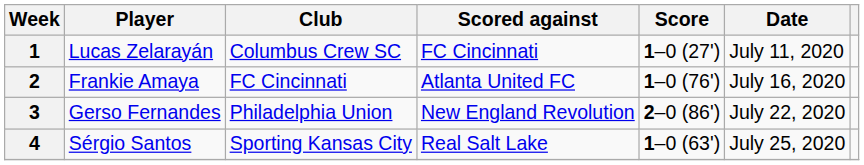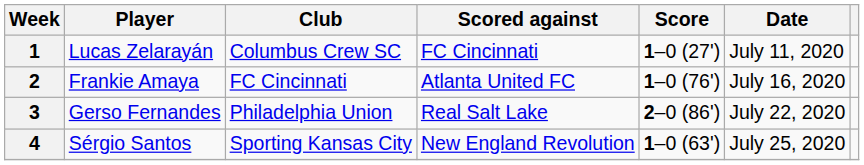(528, 112) New England Revolution -> (484, 112) Real Salt Lake
(484, 143) Real Salt Lake -> (528, 143) New England Revolution
